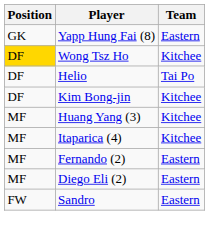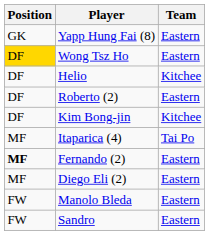(181, 55) Kitchee -> (180, 55) Eastern
(178, 76) Tai Po -> (181, 76) Kitchee
+ row: (88, 96)
- row: (99, 117)
(181, 138) Kitchee -> (178, 138) Tai Po
(17, 158) normal -> (17, 158) bold
+ row: (95, 199)
